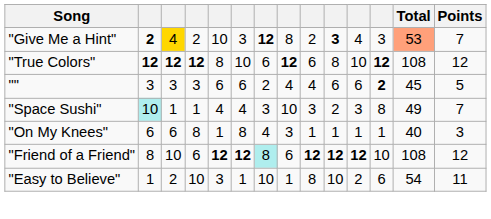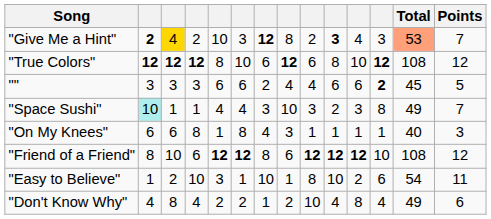(266, 156) paleturquoise background -> (266, 156) no background
+ row: (68, 202)
